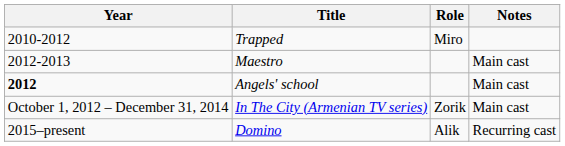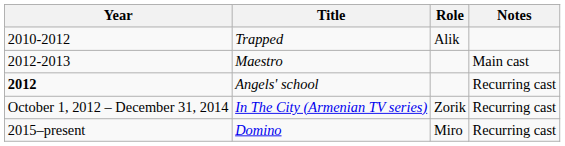(448, 38) Miro -> (447, 38) Alik
(501, 84) Main cast -> (514, 84) Recurring cast
(501, 107) Main cast -> (514, 107) Recurring cast
(447, 130) Alik -> (448, 130) Miro
